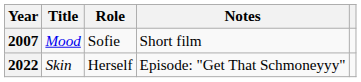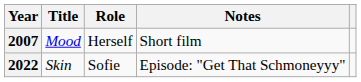(104, 40) Sofie -> (110, 40) Herself
(110, 64) Herself -> (104, 64) Sofie
